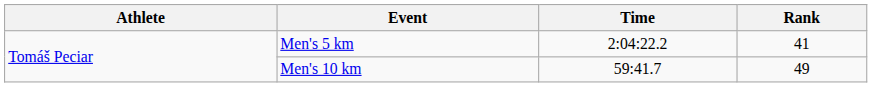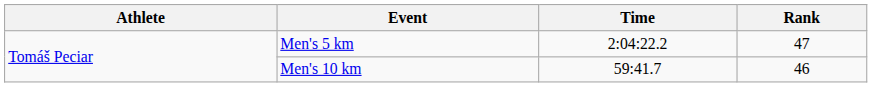(802, 43) 41 -> (802, 43) 47
(802, 69) 49 -> (802, 69) 46
